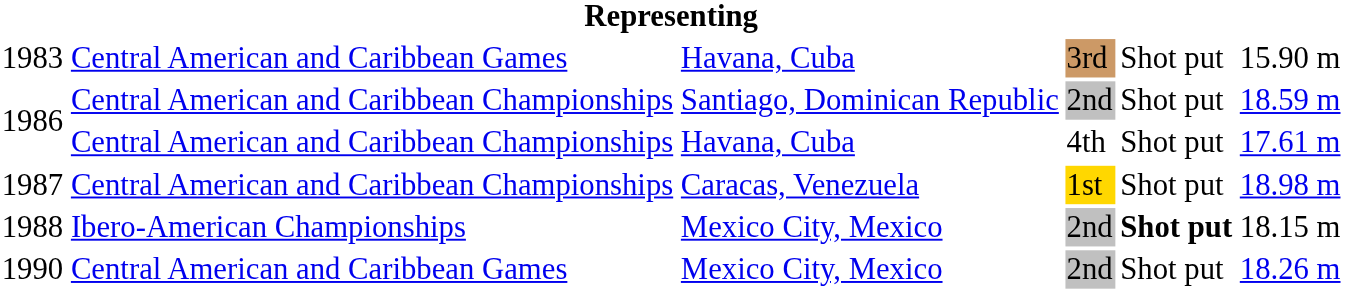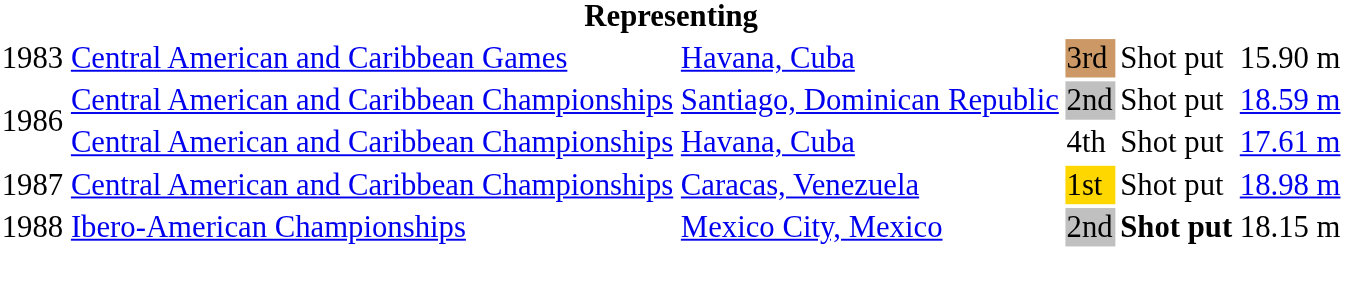- row: (32, 269)
